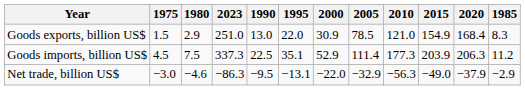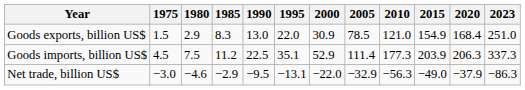columns swapped: (504, 14) <-> (230, 14)
